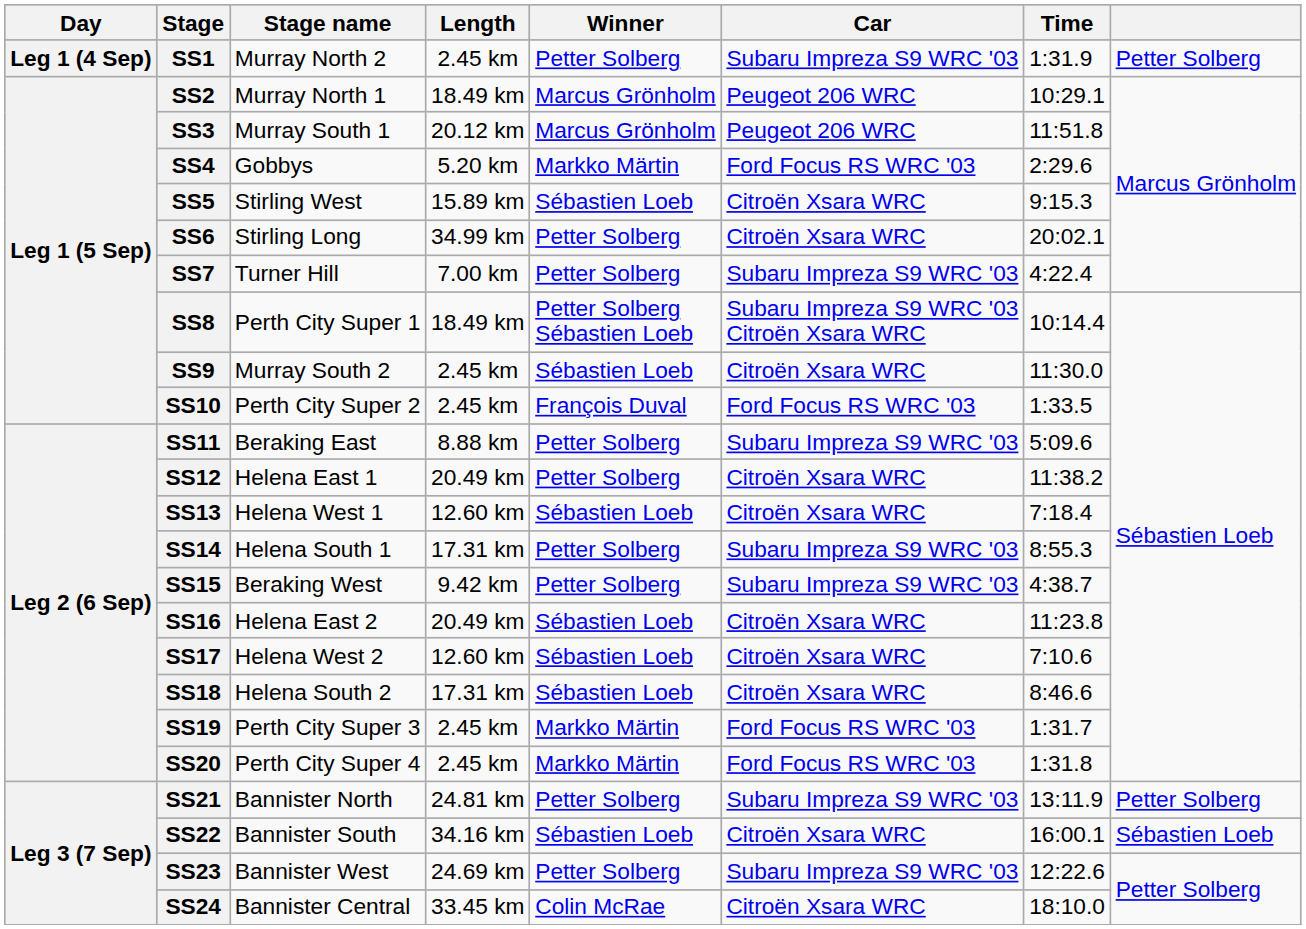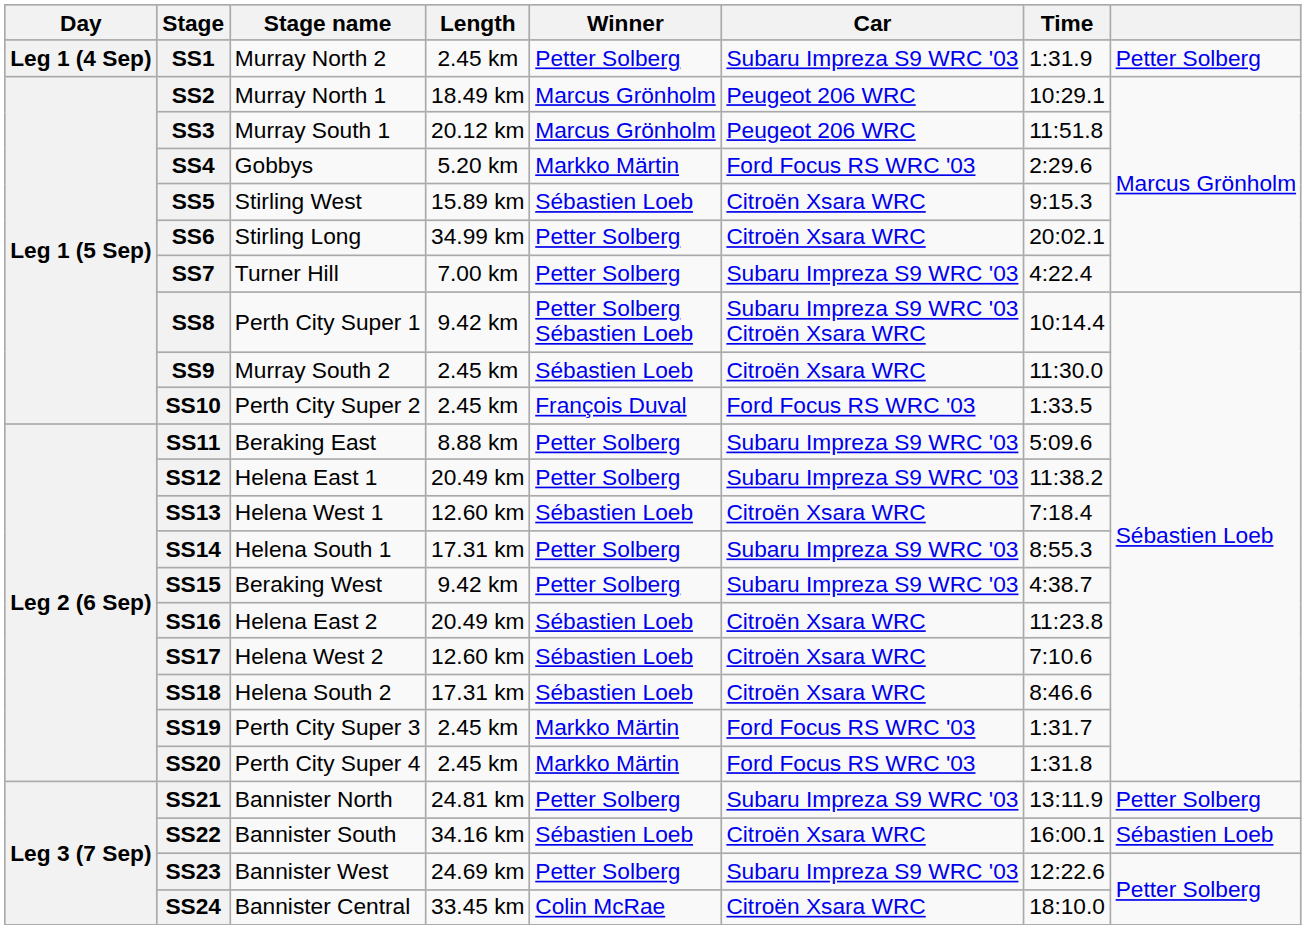(478, 321) 18.49 km -> (478, 321) 9.42 km
(826, 477) Citroën Xsara WRC -> (872, 477) Subaru Impreza S9 WRC '03
